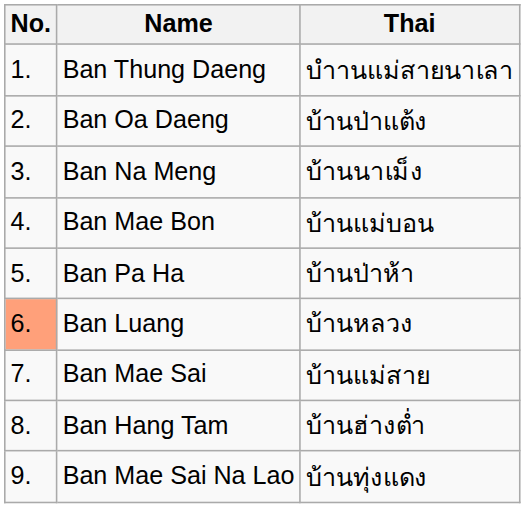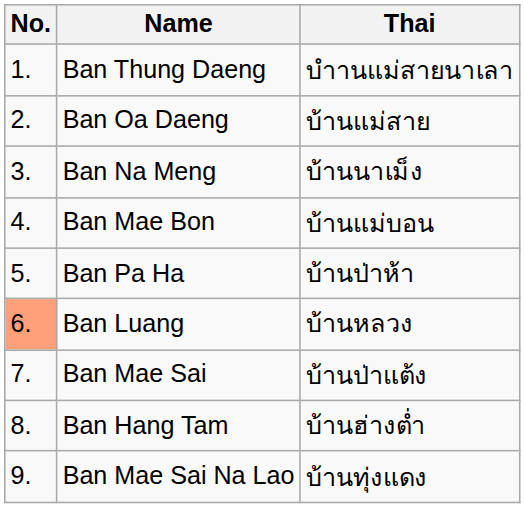(366, 121) บ้านป่าแต้ง -> (368, 121) บ้านแม่สาย
(368, 375) บ้านแม่สาย -> (366, 375) บ้านป่าแต้ง
